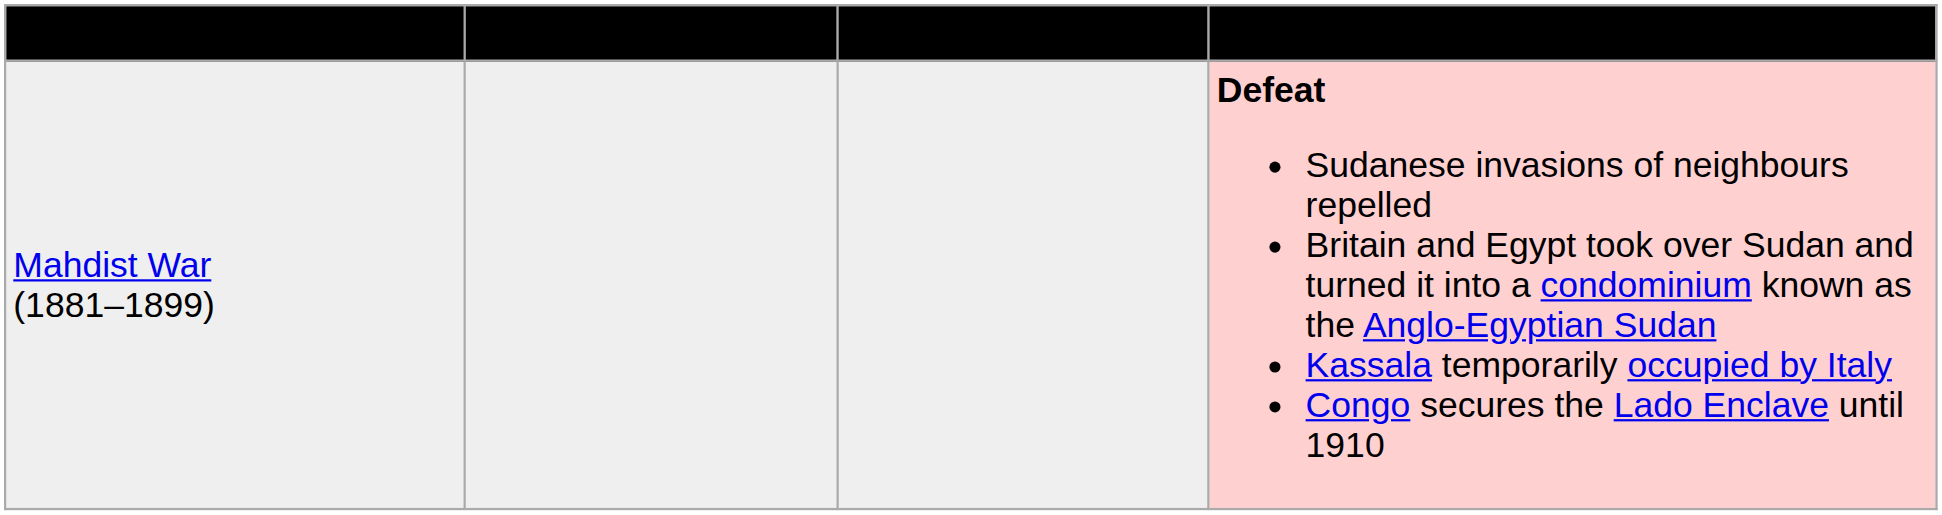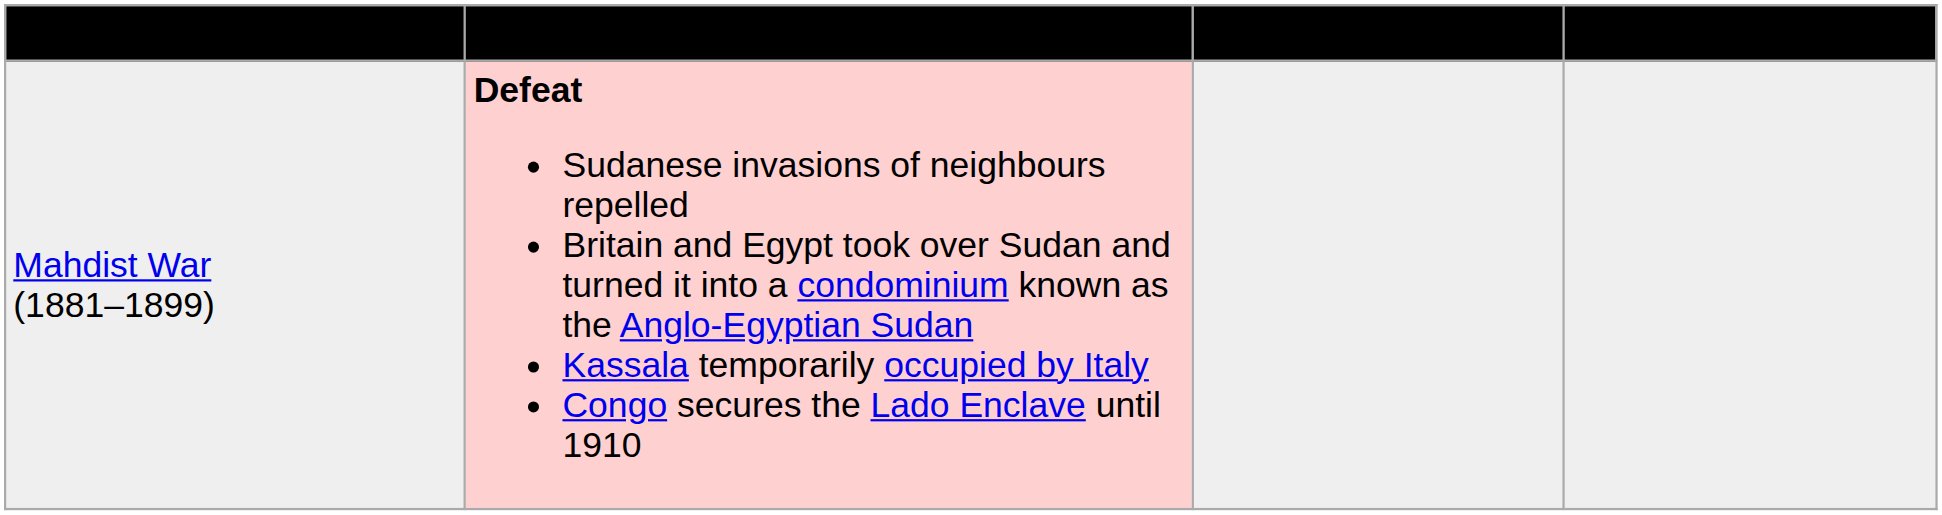columns swapped: (651, 32) <-> (1572, 32)
